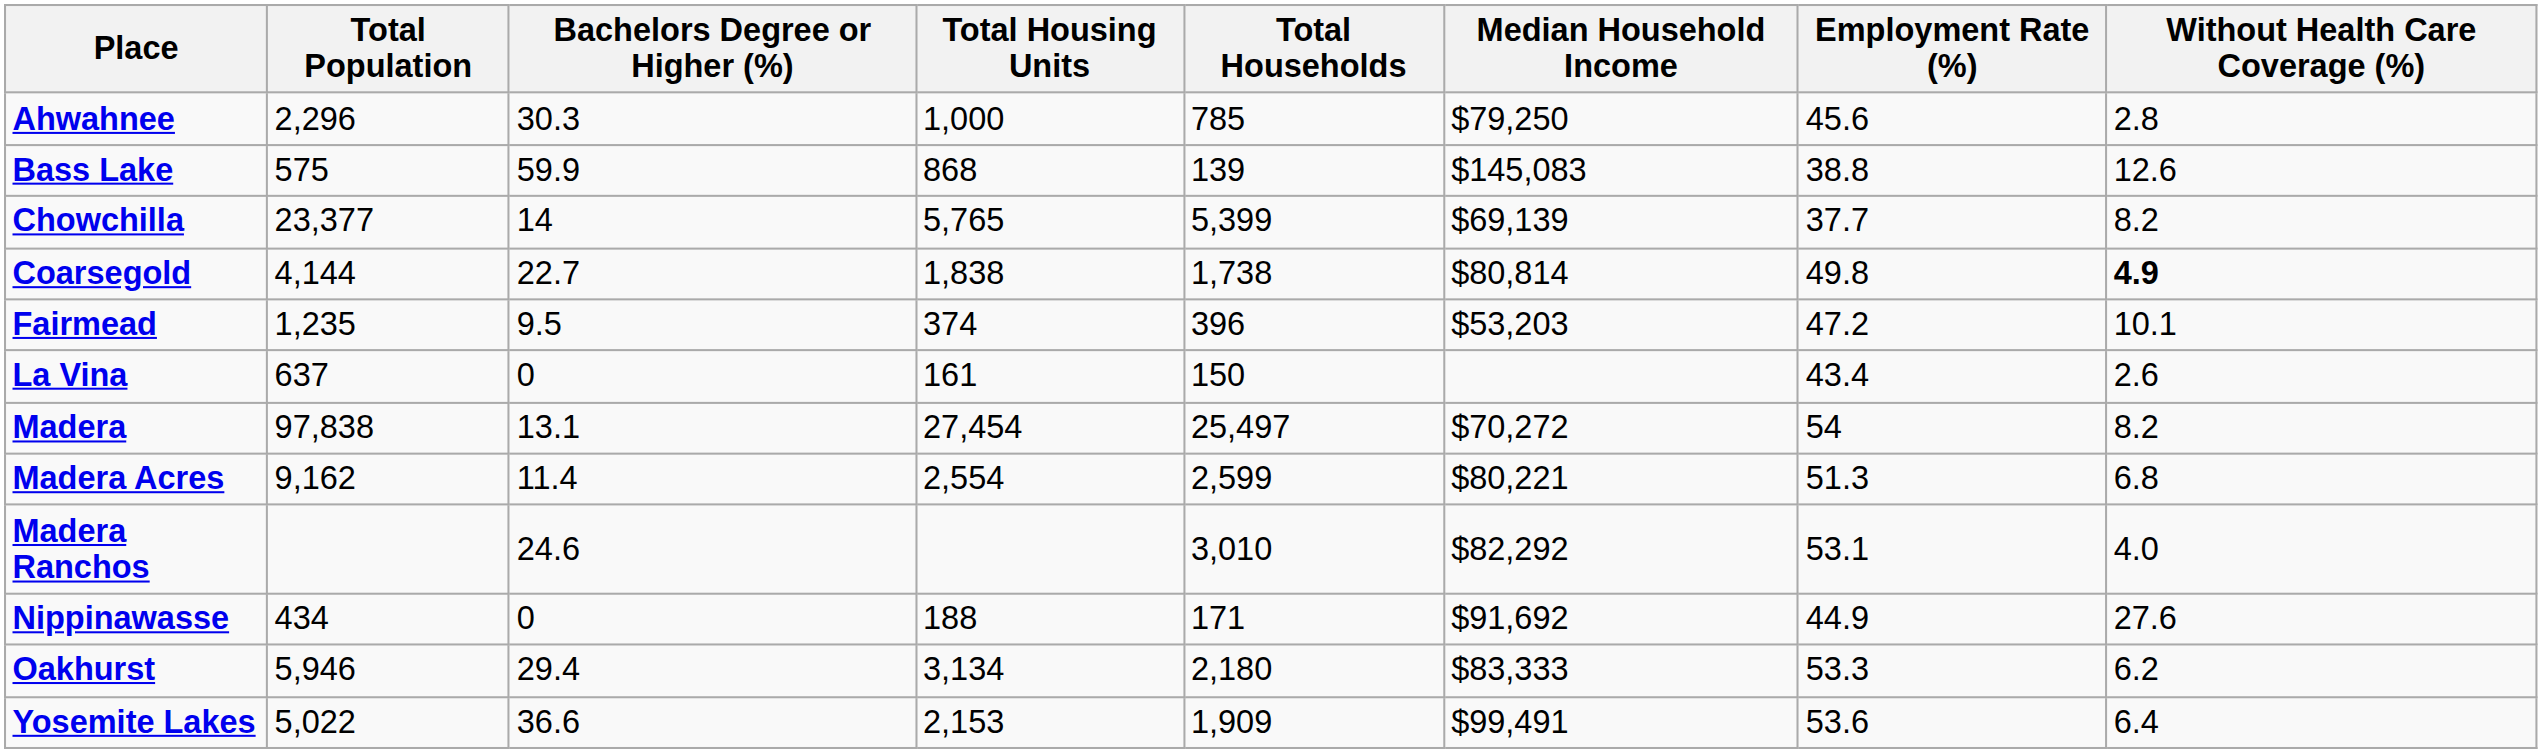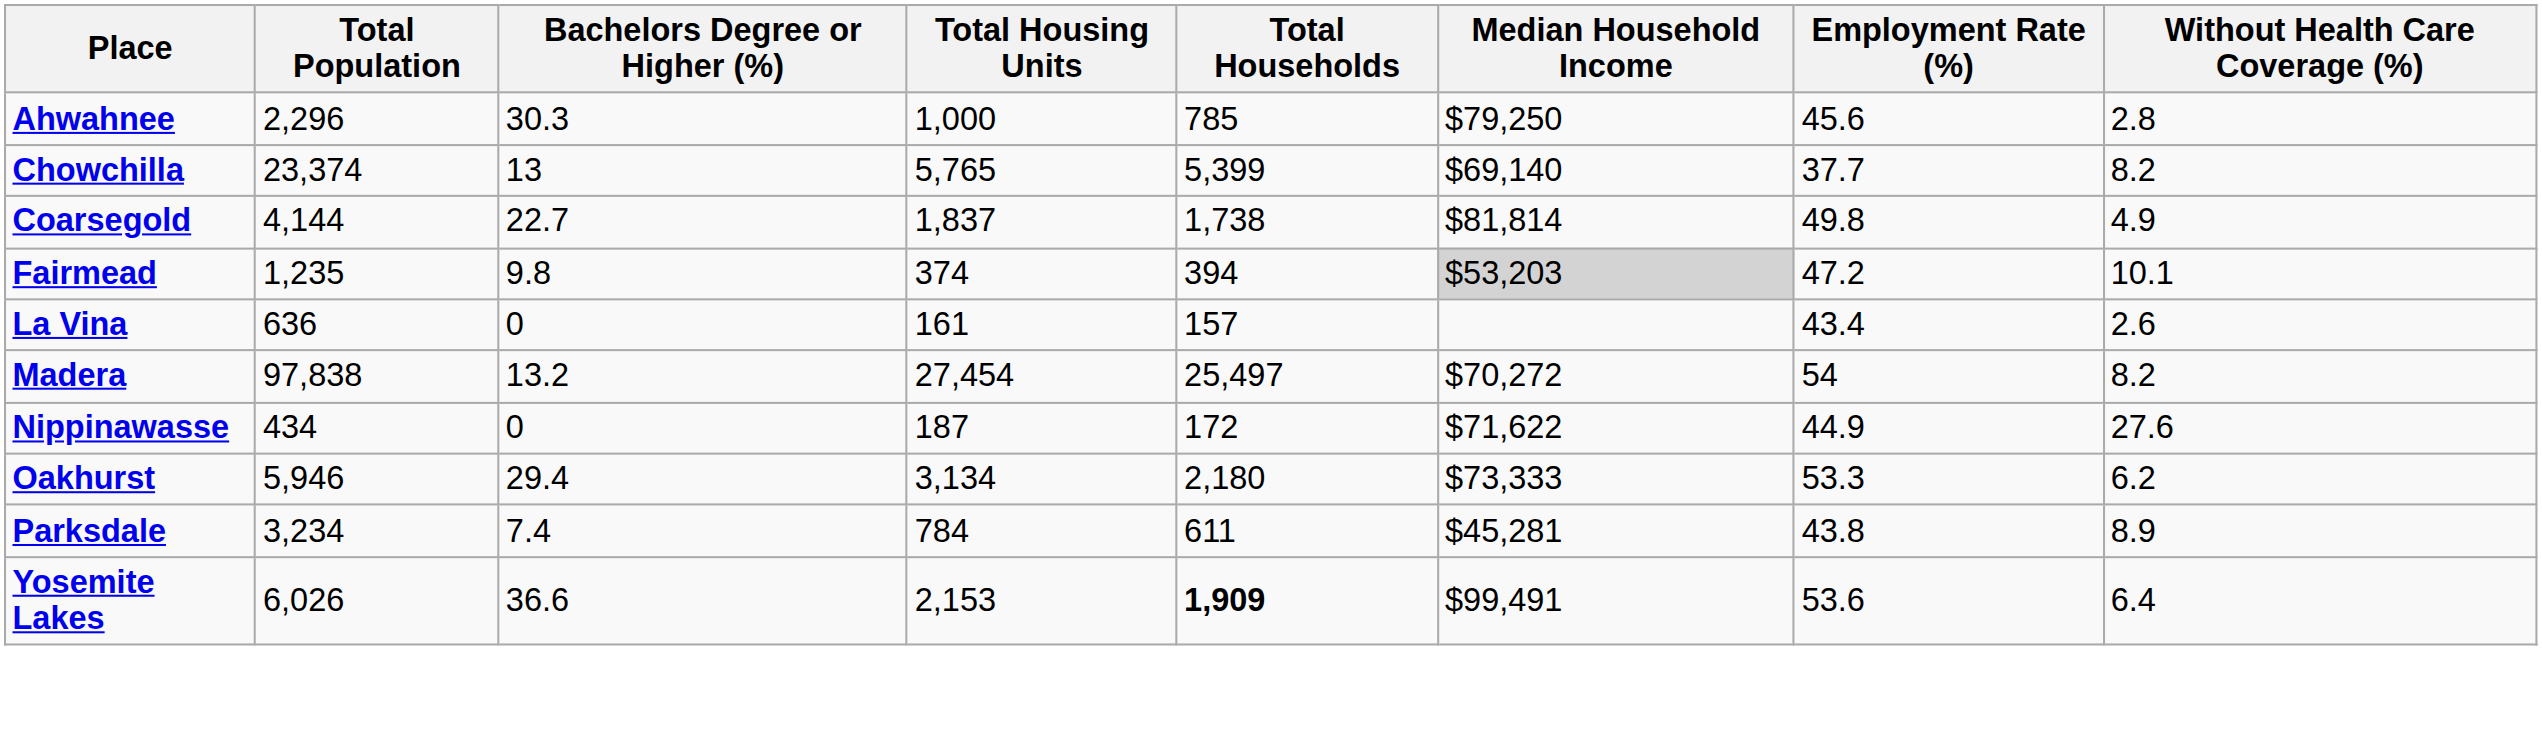- row: (93, 169)
(324, 221) 23,377 -> (313, 169) 23,374
(535, 221) 14 -> (524, 169) 13
(1510, 221) $69,139 -> (1504, 169) $69,140
(964, 272) 1,838 -> (955, 221) 1,837
(1510, 272) $80,814 -> (1504, 221) $81,814
(2136, 272) bold -> (2133, 221) normal
(539, 324) 9.5 -> (528, 272) 9.8
(1218, 324) 396 -> (1211, 272) 394
(1510, 324) no background -> (1504, 272) lightgrey background
(302, 375) 637 -> (290, 324) 636
(1218, 375) 150 -> (1211, 324) 157
(548, 427) 13.1 -> (537, 375) 13.2
- row: (118, 478)
- row: (81, 548)
(950, 618) 188 -> (942, 427) 187
(1218, 618) 171 -> (1211, 427) 172
(1510, 618) $91,692 -> (1504, 427) $71,622
(1510, 669) $83,333 -> (1504, 478) $73,333
+ row: (89, 530)
(315, 721) 5,022 -> (304, 600) 6,026
(1232, 721) normal -> (1225, 600) bold
